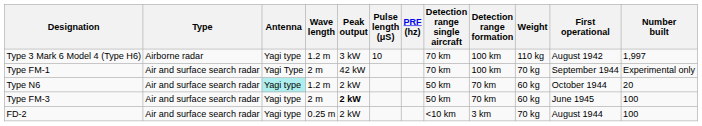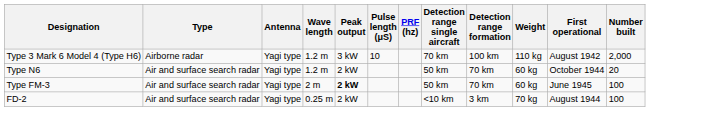(634, 56) 1,997 -> (620, 56) 2,000
- row: (28, 71)
(282, 85) paleturquoise background -> (282, 71) no background
